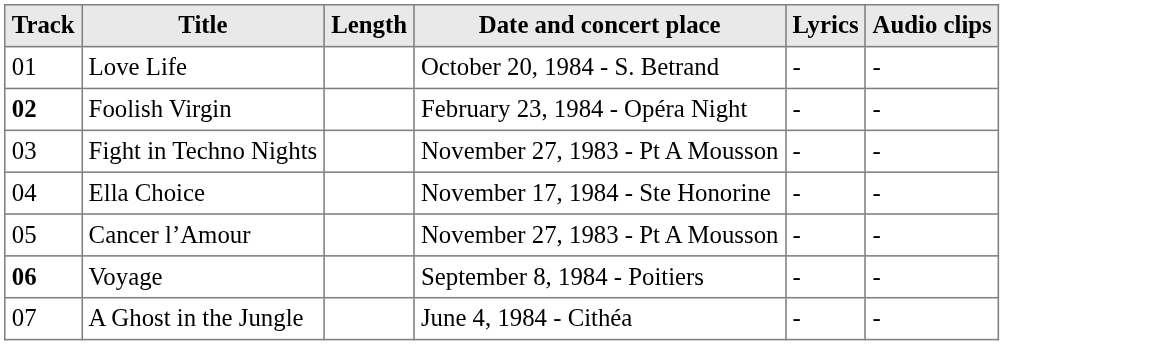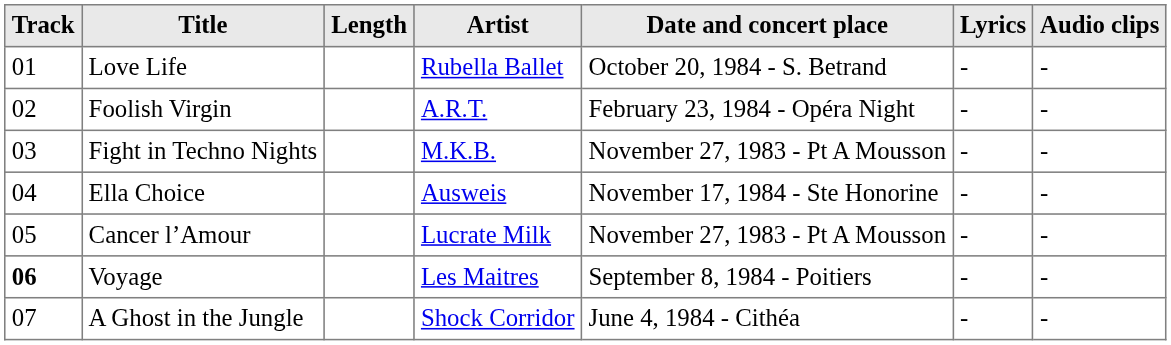+ column: (498, 25)
(24, 109) bold -> (24, 109) normal
